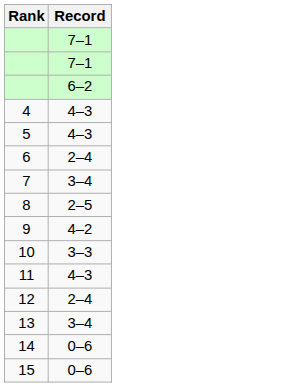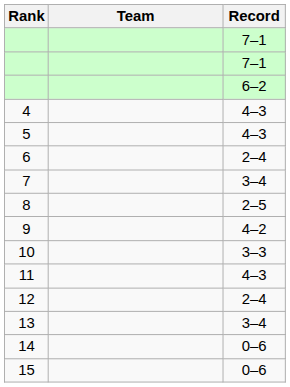+ column: (136, 16)
